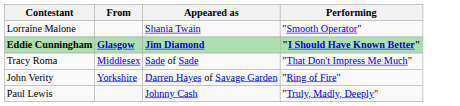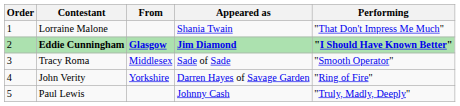+ column: (20, 12)
(322, 28) "Smooth Operator" -> (379, 28) "That Don't Impress Me Much"
(347, 61) "That Don't Impress Me Much" -> (354, 61) "Smooth Operator"
